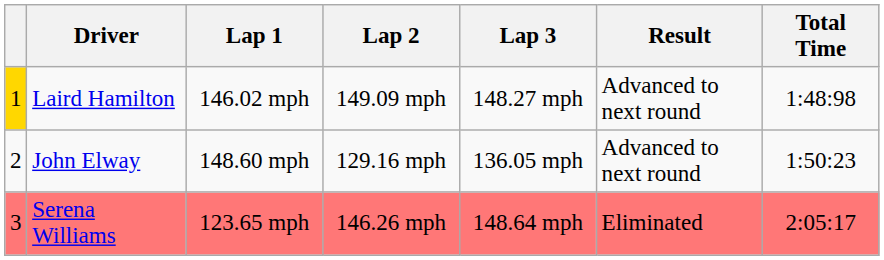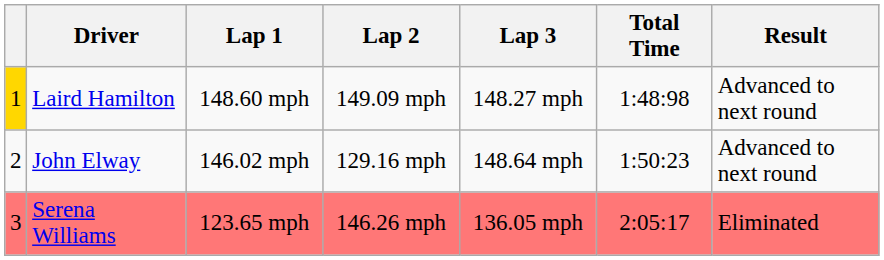columns swapped: (821, 35) <-> (679, 35)
(254, 98) 146.02 mph -> (254, 98) 148.60 mph
(254, 160) 148.60 mph -> (254, 160) 146.02 mph
(528, 160) 136.05 mph -> (528, 160) 148.64 mph
(528, 223) 148.64 mph -> (528, 223) 136.05 mph
